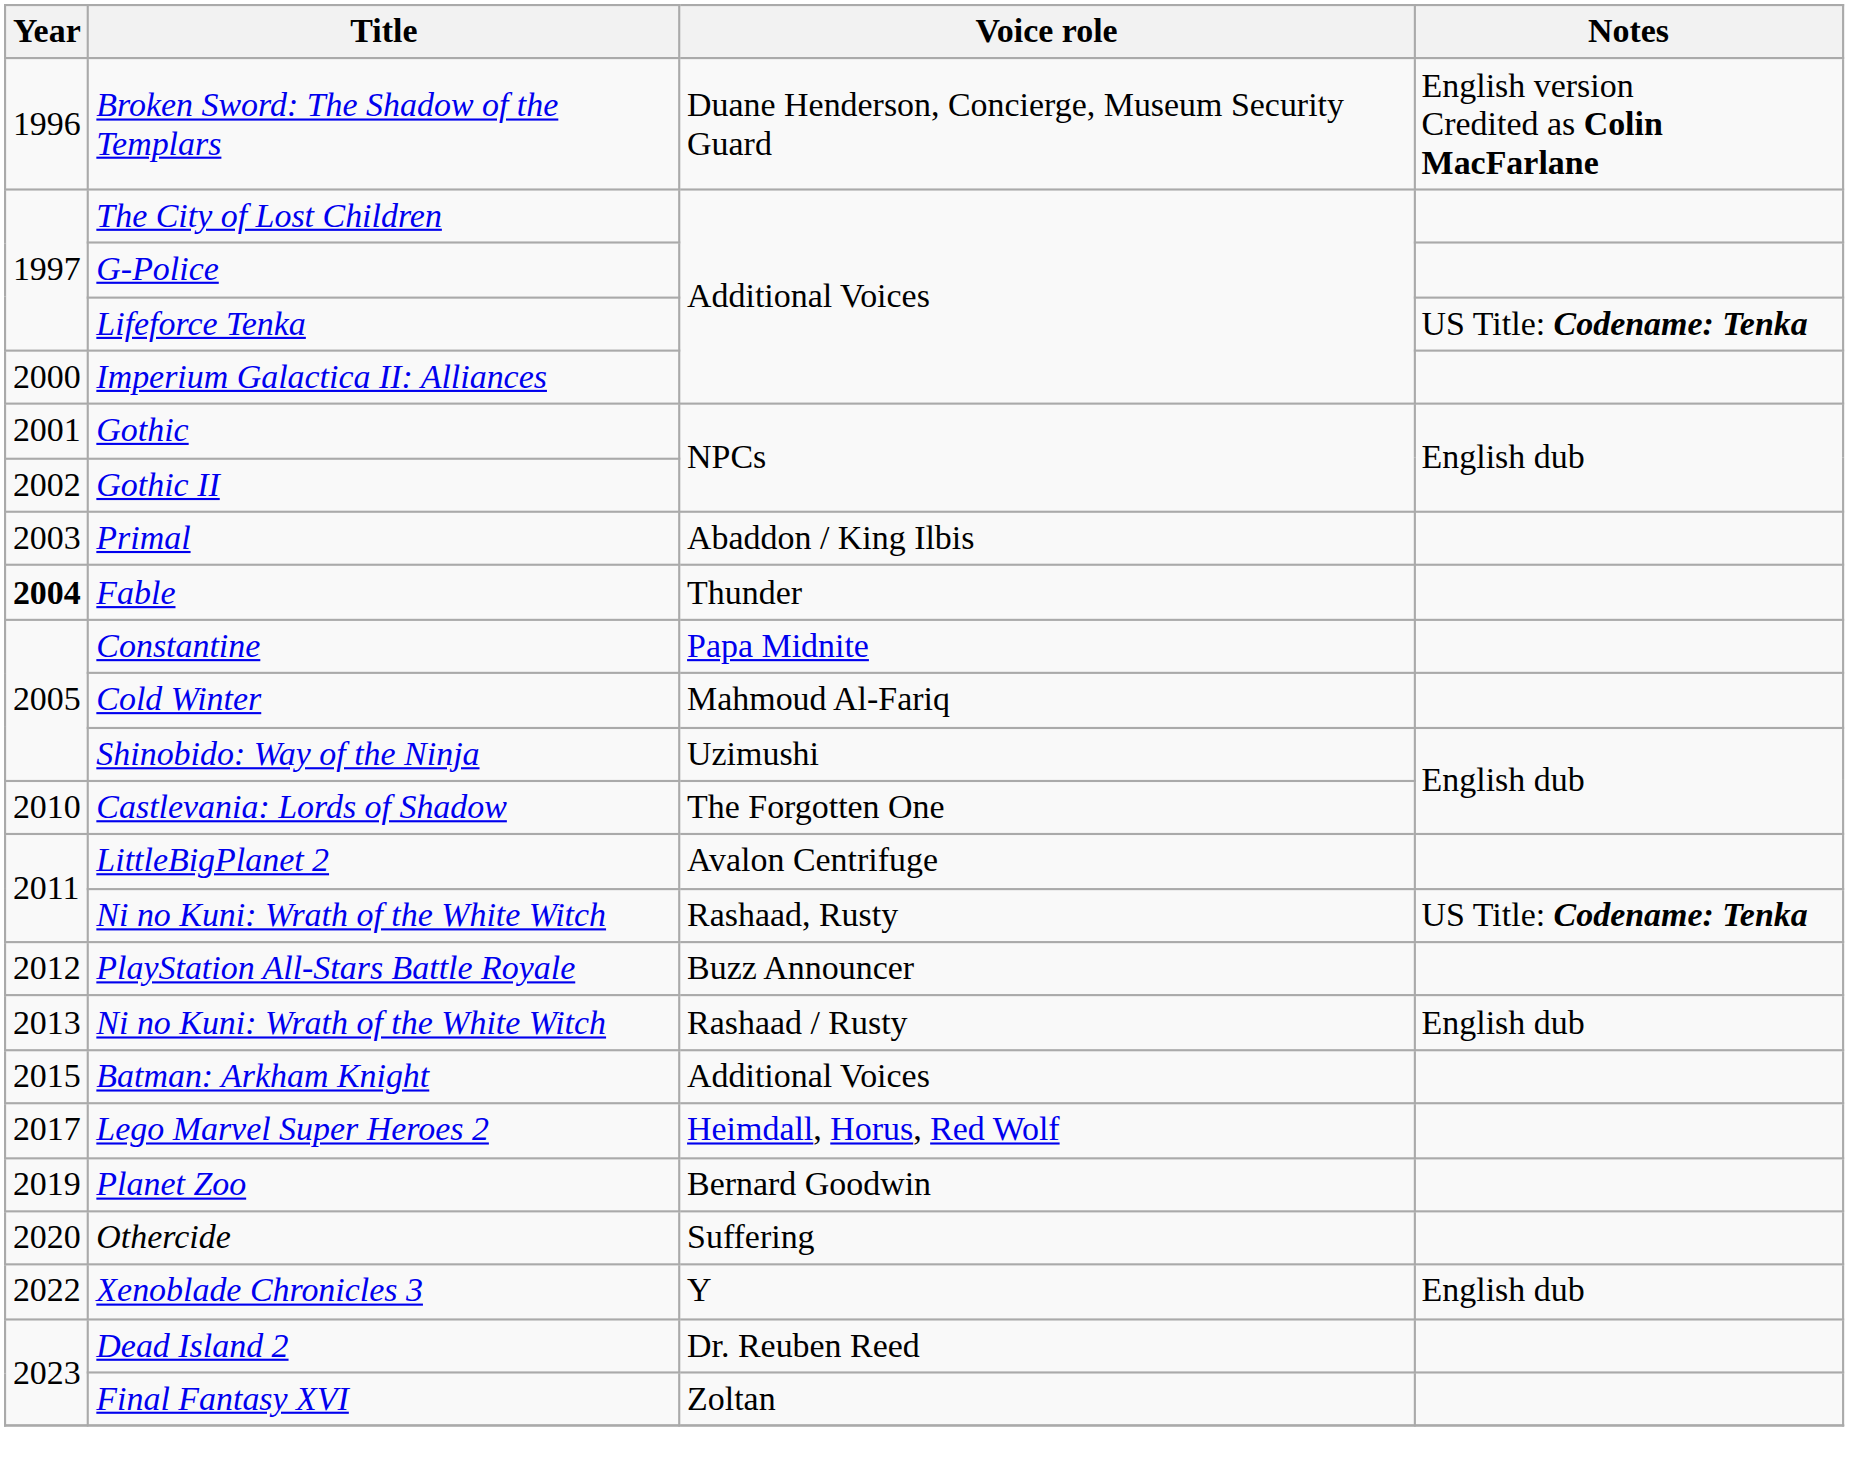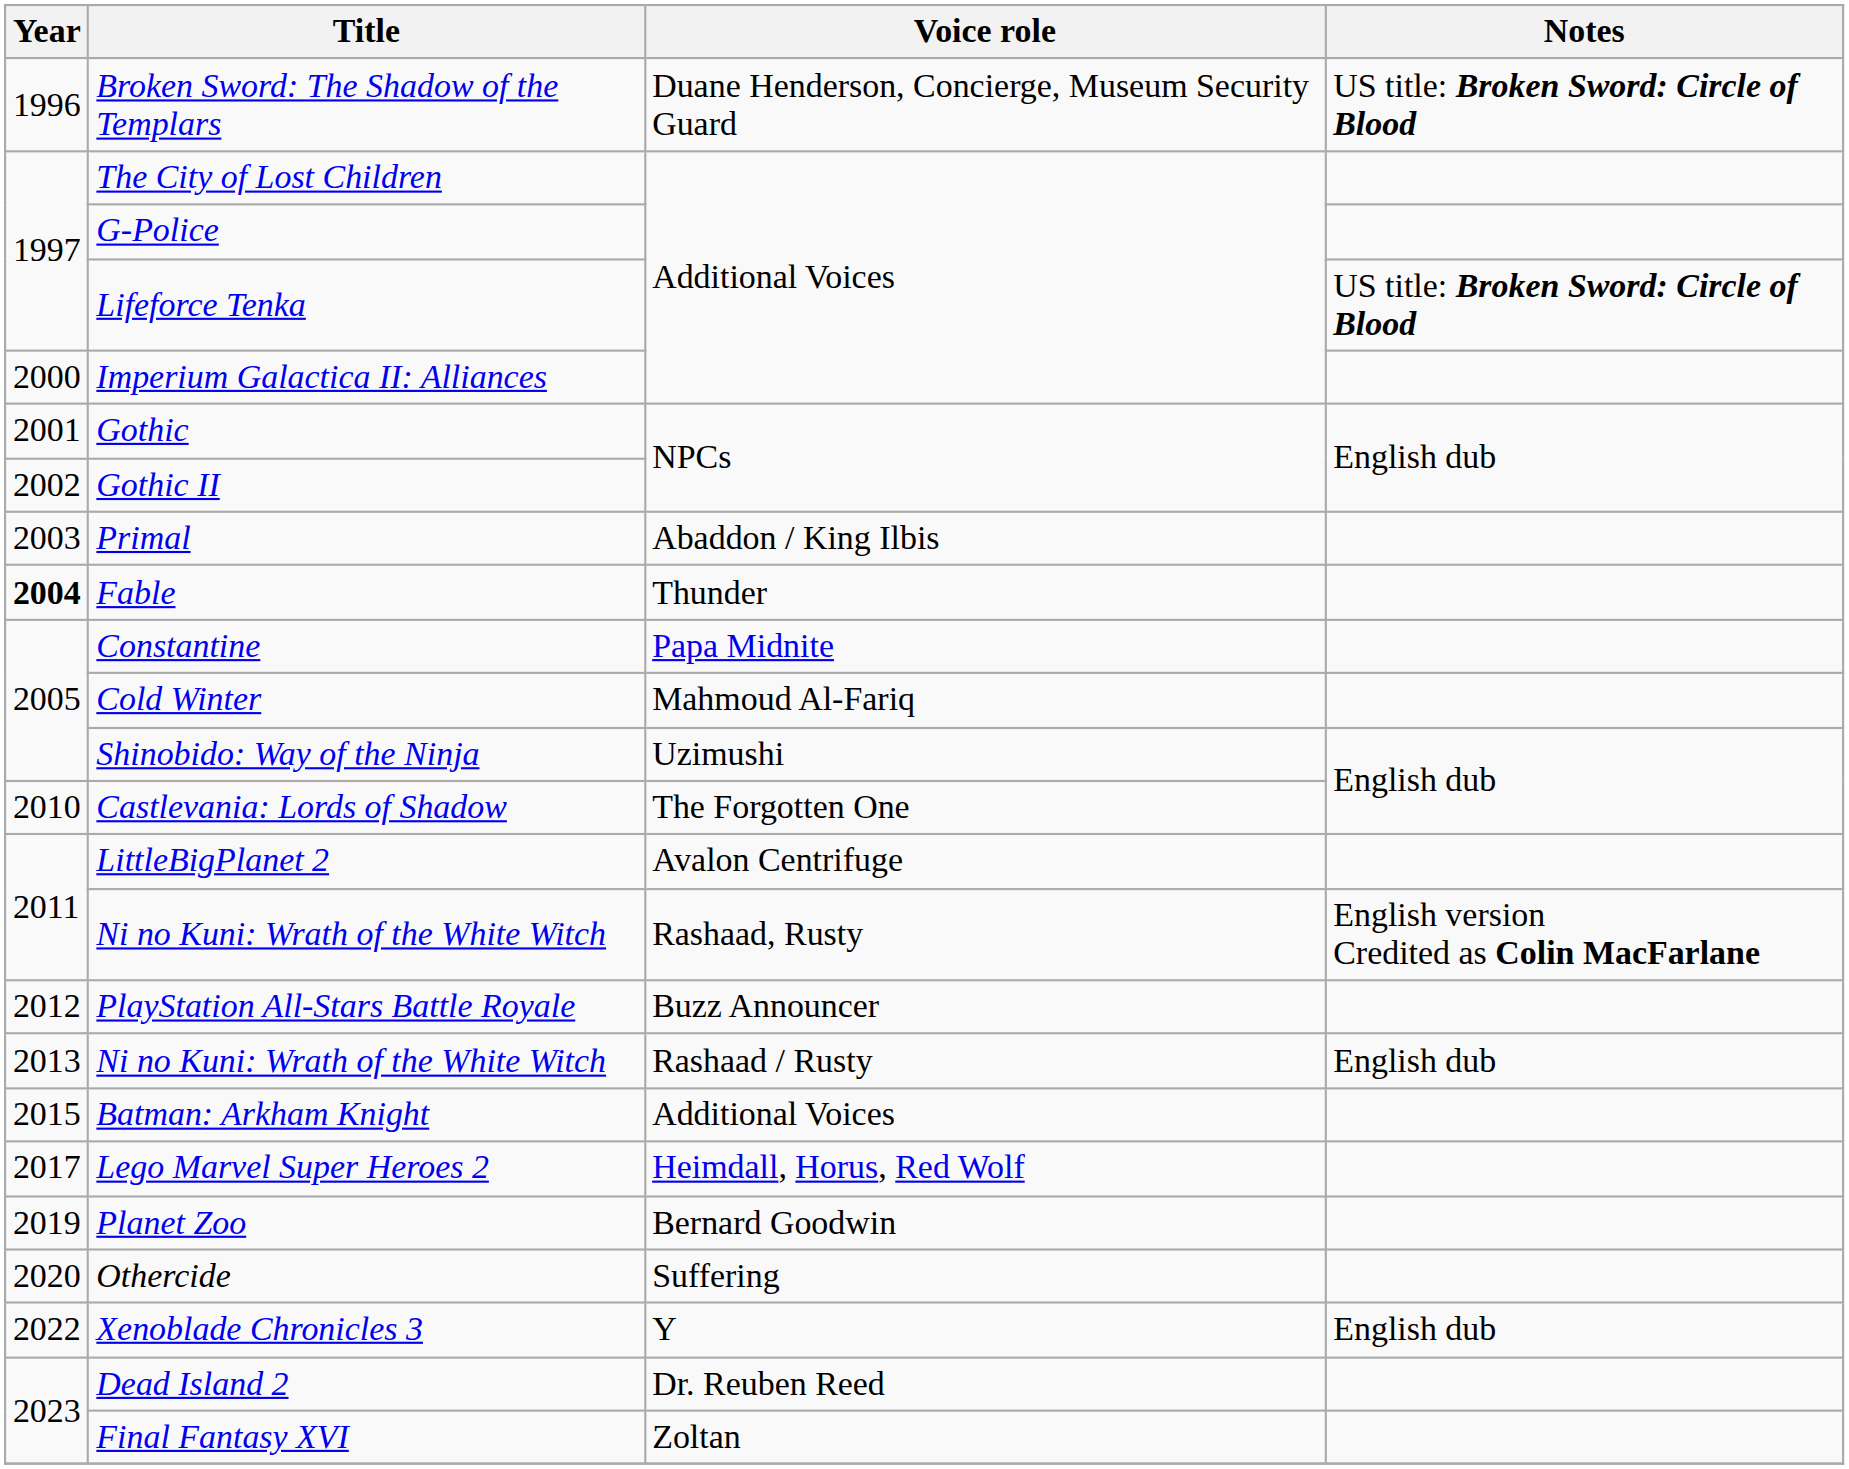(1542, 123) English version Credited as Colin MacFarlane -> (1566, 104) US title: Broken Sword: Circle of Blood
(1615, 322) US Title: Codename: Tenka -> (1566, 303) US title: Broken Sword: Circle of Blood
(1615, 914) US Title: Codename: Tenka -> (1547, 933) English version Credited as Colin MacFarlane
